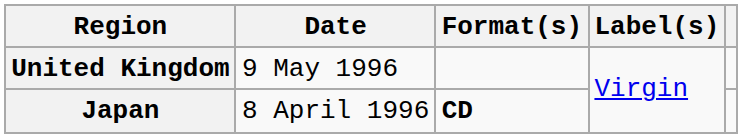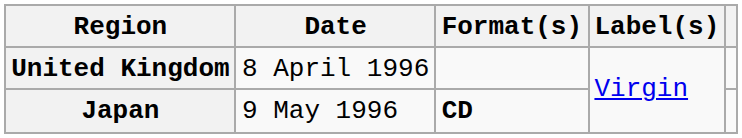(320, 69) 9 May 1996 -> (336, 69) 8 April 1996
(336, 111) 8 April 1996 -> (320, 111) 9 May 1996
